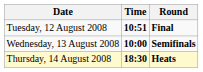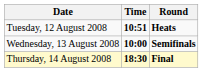(163, 28) Final -> (164, 28) Heats
(164, 59) Heats -> (163, 59) Final
